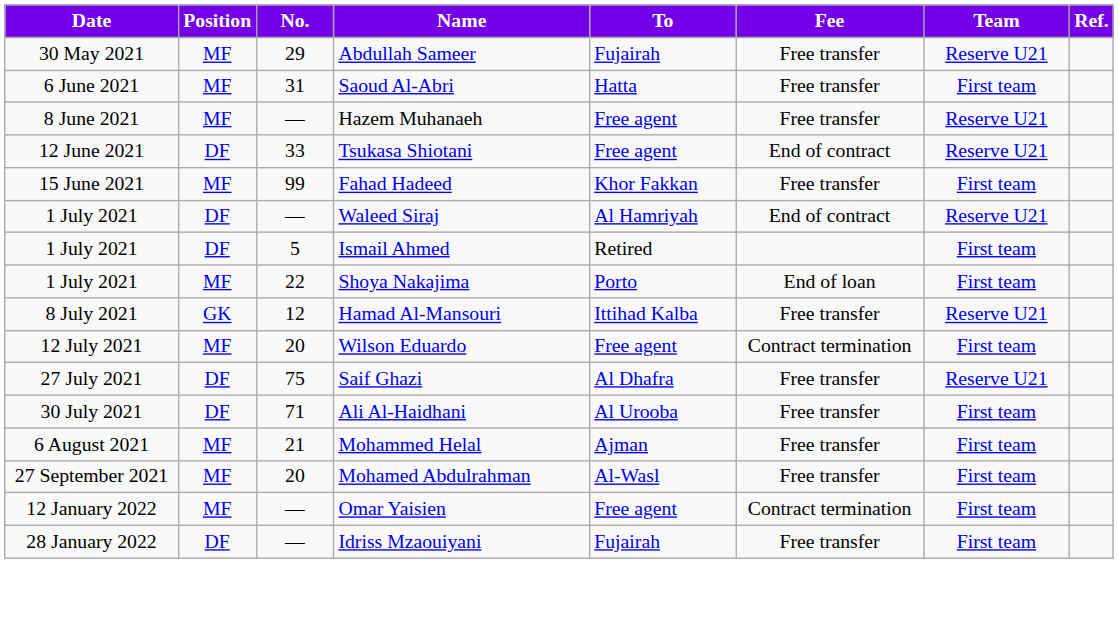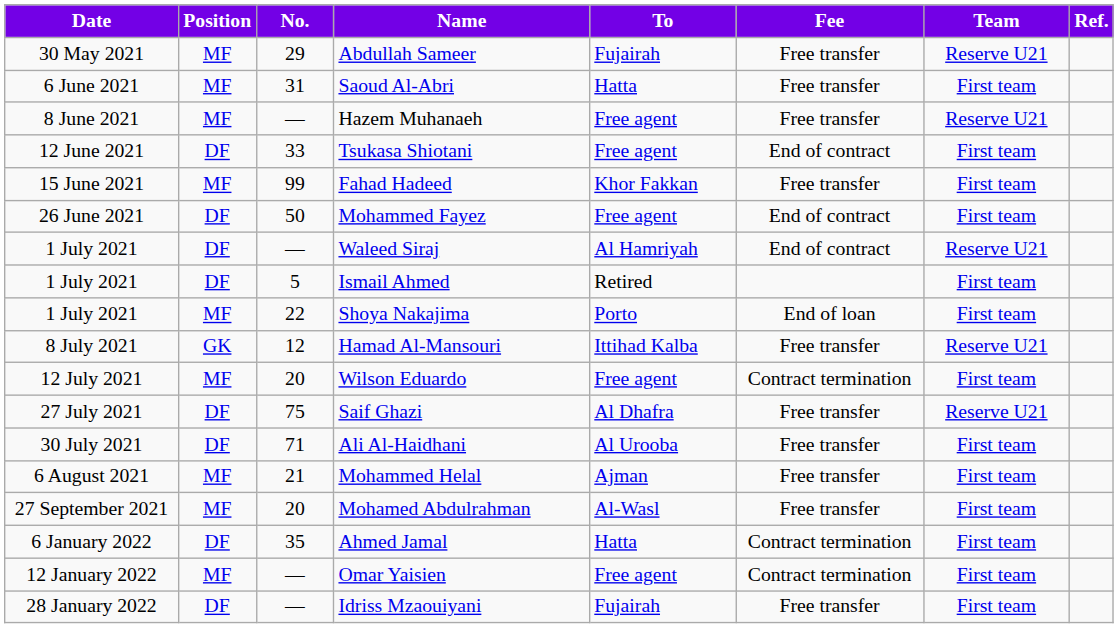(996, 151) Reserve U21 -> (996, 151) First team
+ row: (412, 216)
+ row: (393, 541)
